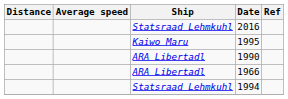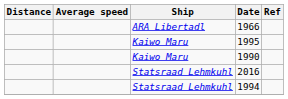rows swapped: (249, 27) <-> (249, 72)
(169, 57) ARA Libertadl -> (160, 57) Kaiwo Maru
